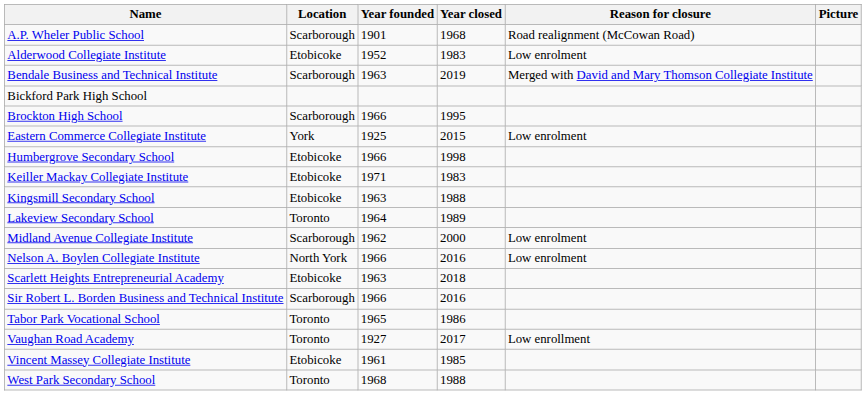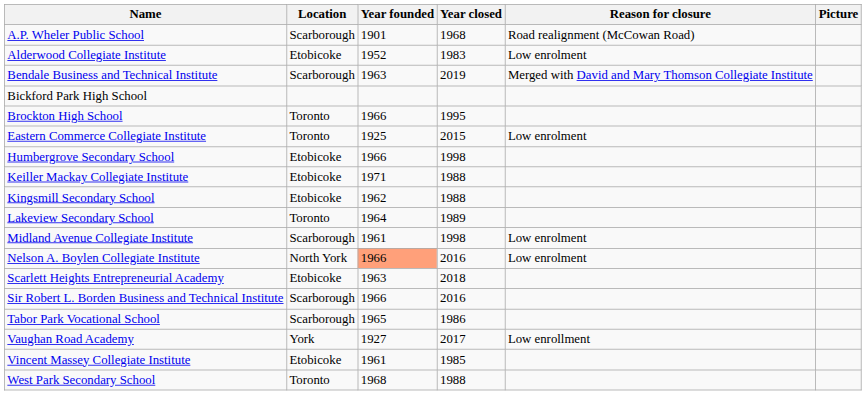(322, 116) Scarborough -> (310, 116) Toronto
(302, 136) York -> (310, 136) Toronto
(453, 177) 1983 -> (453, 177) 1988
(374, 197) 1963 -> (374, 197) 1962
(374, 237) 1962 -> (374, 237) 1961
(453, 237) 2000 -> (453, 237) 1998
(374, 258) no background -> (374, 258) lightsalmon background
(310, 319) Toronto -> (322, 319) Scarborough
(310, 339) Toronto -> (302, 339) York
